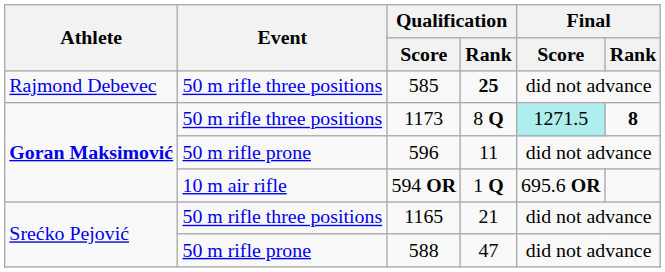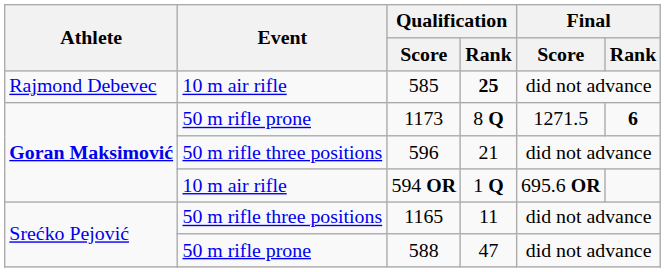(282, 86) 50 m rifle three positions -> (235, 86) 10 m air rifle
(282, 119) 50 m rifle three positions -> (247, 119) 50 m rifle prone
(561, 119) paleturquoise background -> (561, 119) no background
(633, 119) 8 -> (633, 119) 6
(247, 152) 50 m rifle prone -> (282, 152) 50 m rifle three positions
(489, 152) 11 -> (489, 152) 21
(489, 217) 21 -> (489, 217) 11
